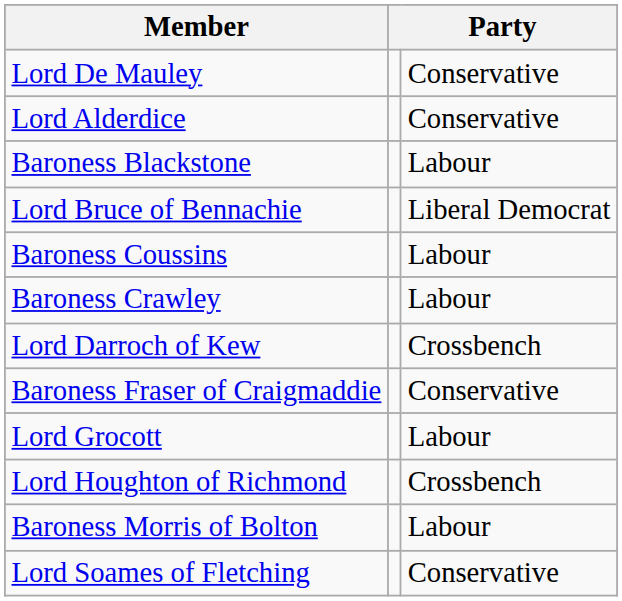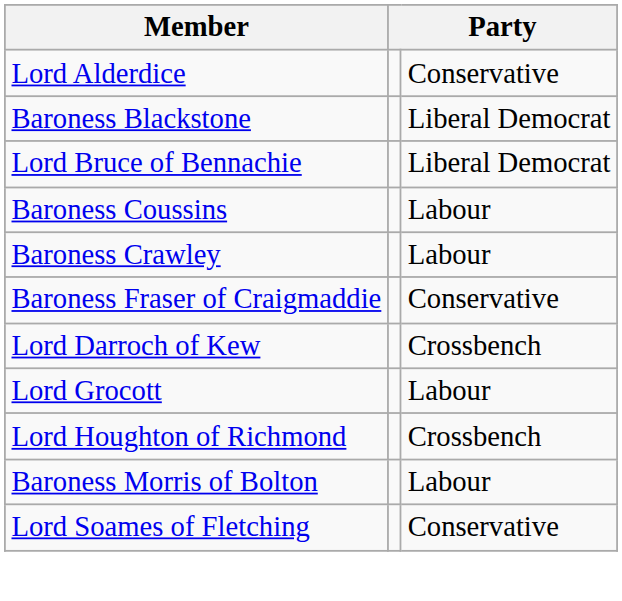- row: (107, 72)
(449, 163) Labour -> (509, 118) Liberal Democrat
rows swapped: (136, 345) <-> (196, 390)
